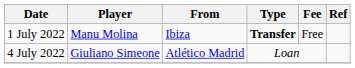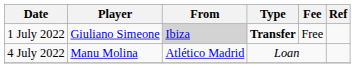(104, 33) Manu Molina -> (115, 33) Giuliano Simeone
(178, 33) no background -> (178, 33) lightgrey background
(115, 53) Giuliano Simeone -> (104, 53) Manu Molina
